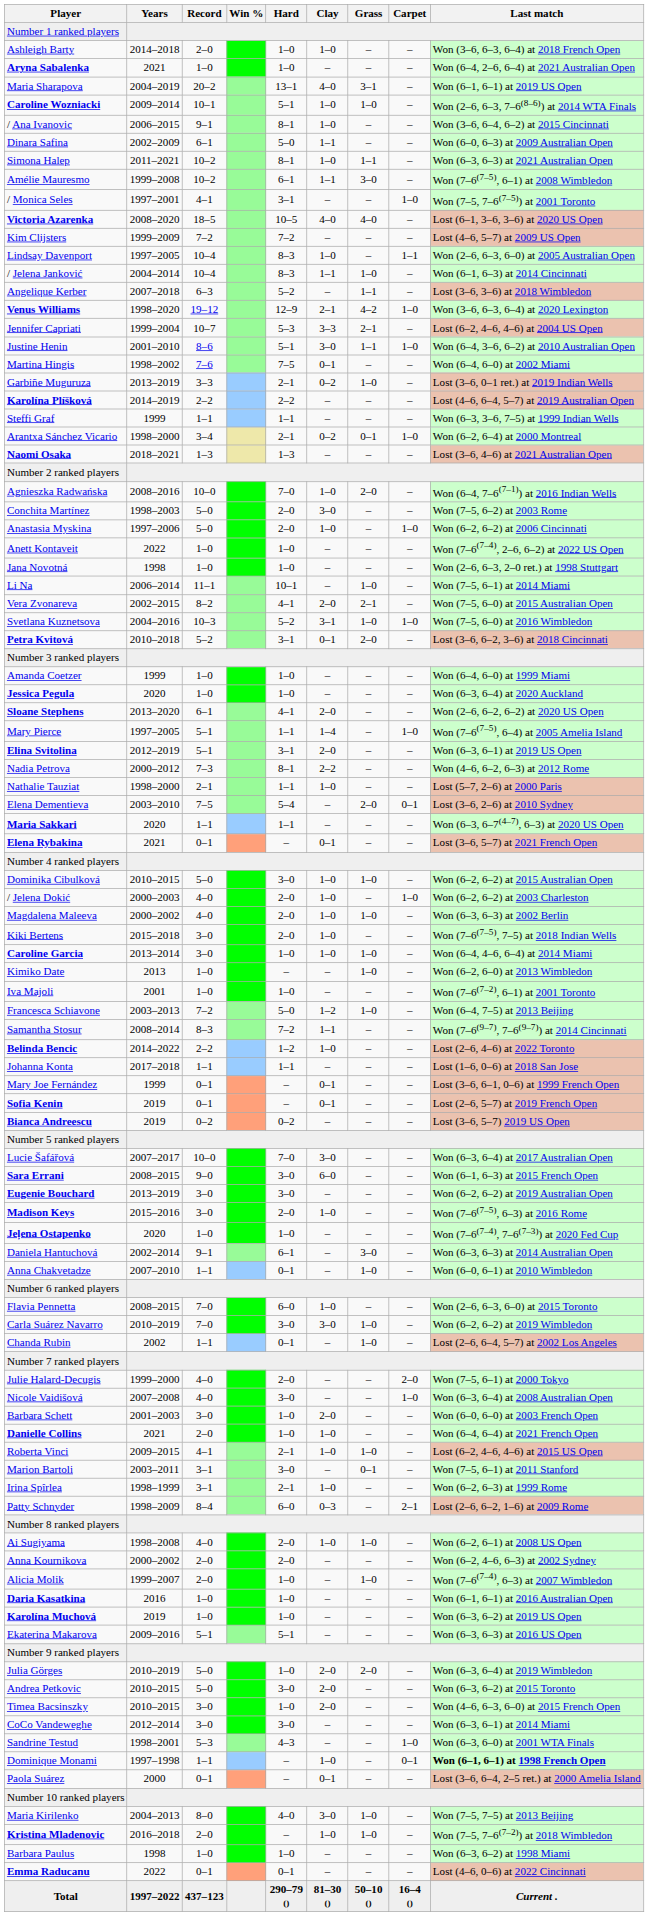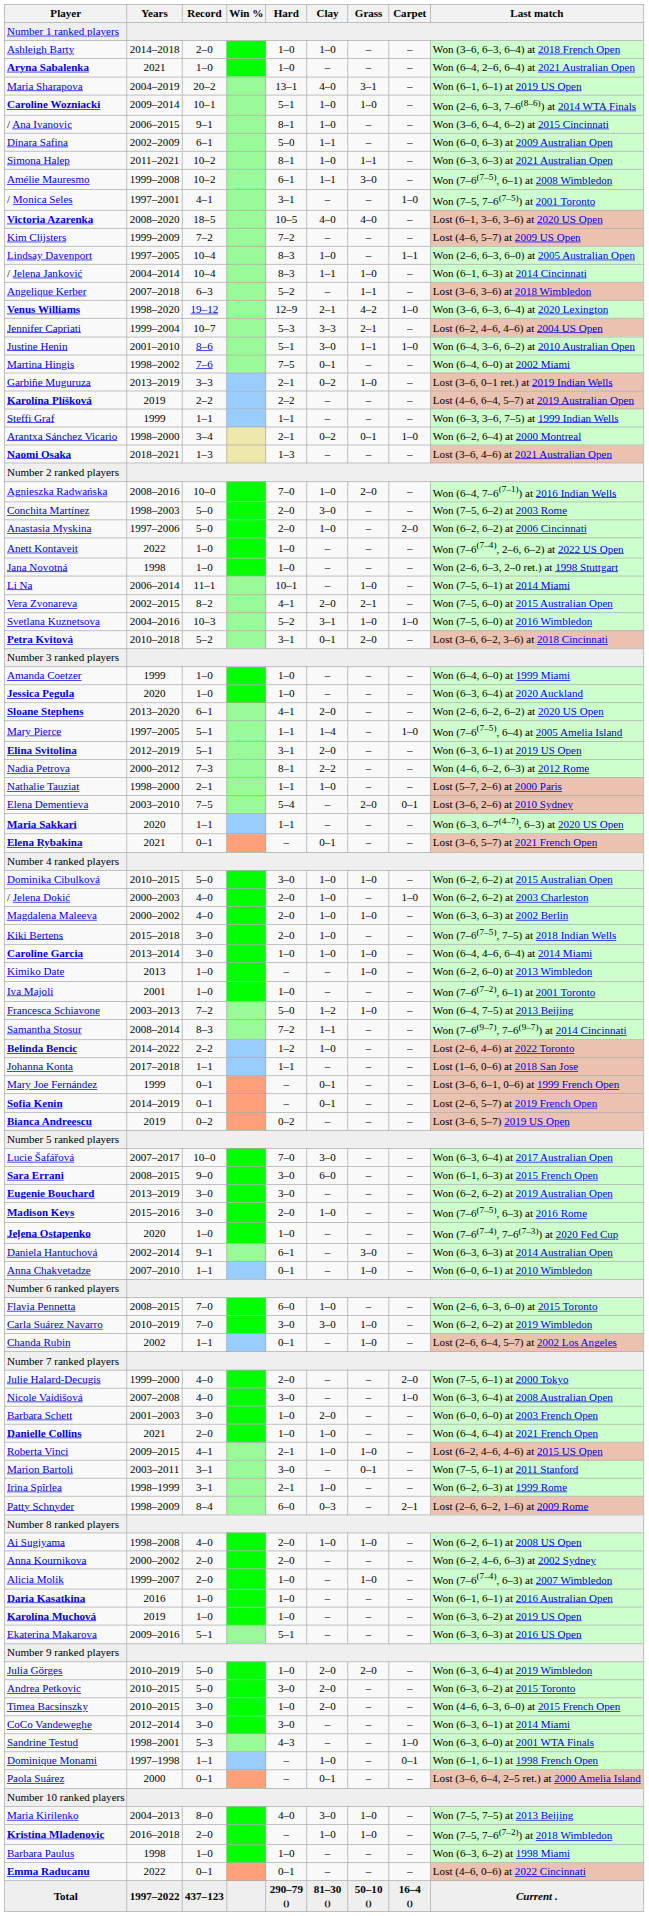(155, 400) 2014–2019 -> (155, 400) 2019
(410, 529) 1–0 -> (410, 529) 2–0
(155, 1103) 2019 -> (155, 1103) 2014–2019
(519, 1761) bold -> (515, 1761) normal
